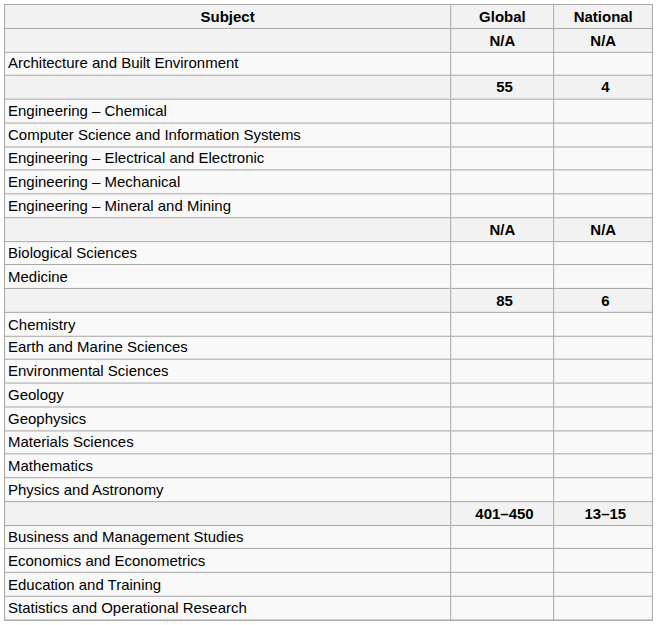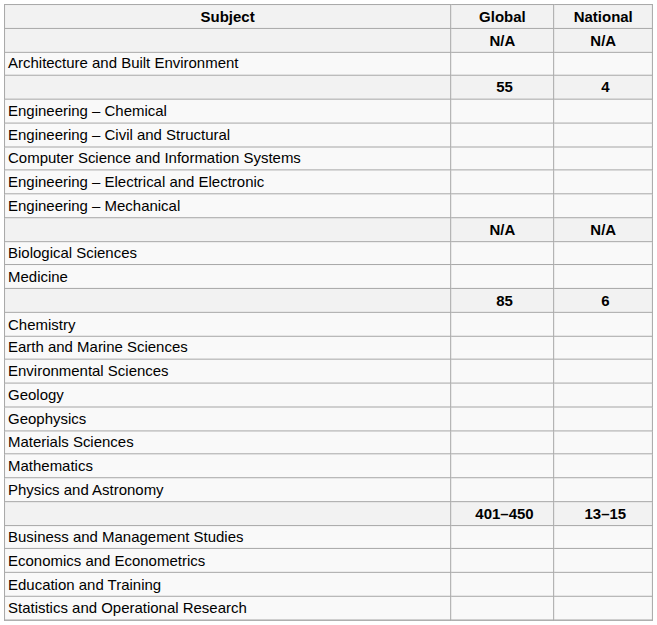+ row: (119, 135)
- row: (120, 206)
